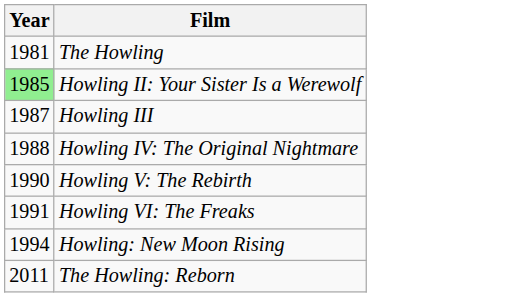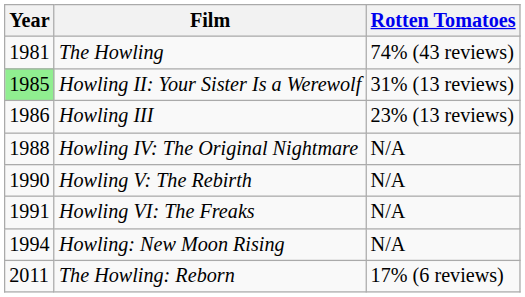+ column: (443, 20)
(29, 116) 1987 -> (29, 116) 1986
